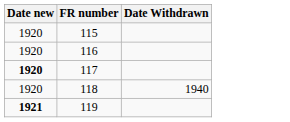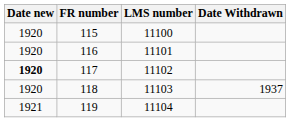+ column: (158, 13)
(197, 88) 1940 -> (271, 88) 1937
(31, 107) bold -> (31, 107) normal
